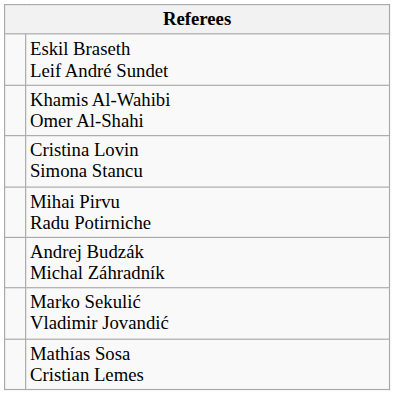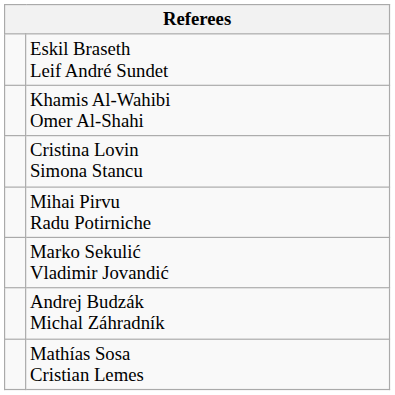rows swapped: (99, 313) <-> (97, 262)
